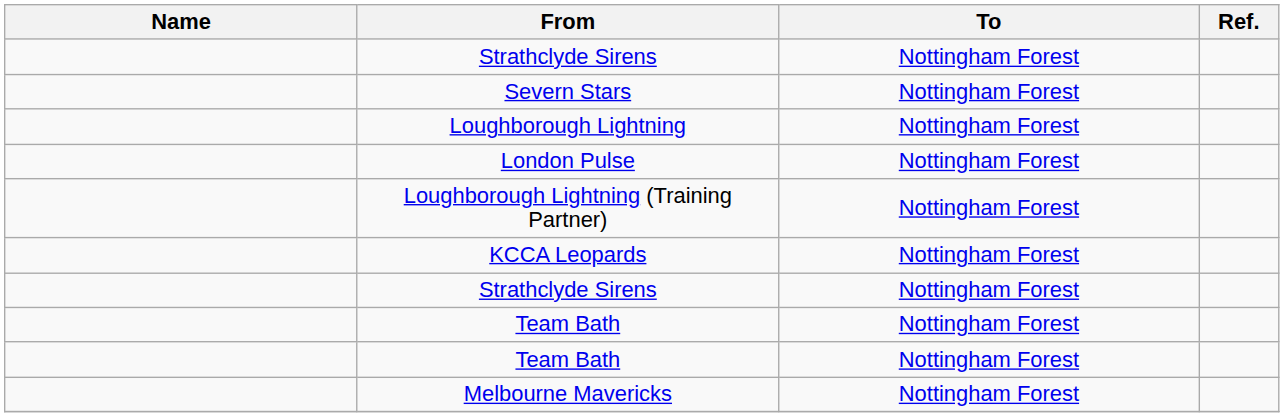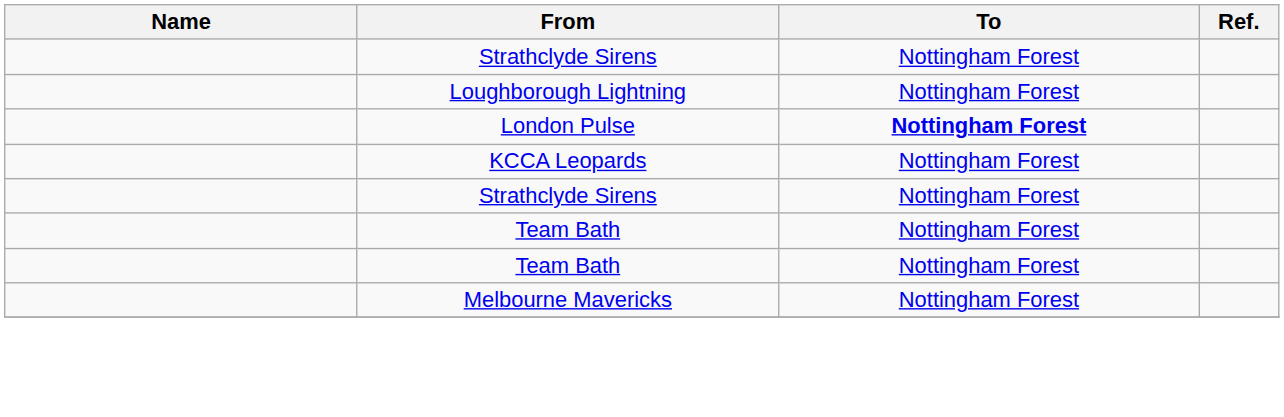- row: (181, 92)
(989, 160) normal -> (989, 126) bold
- row: (181, 208)
